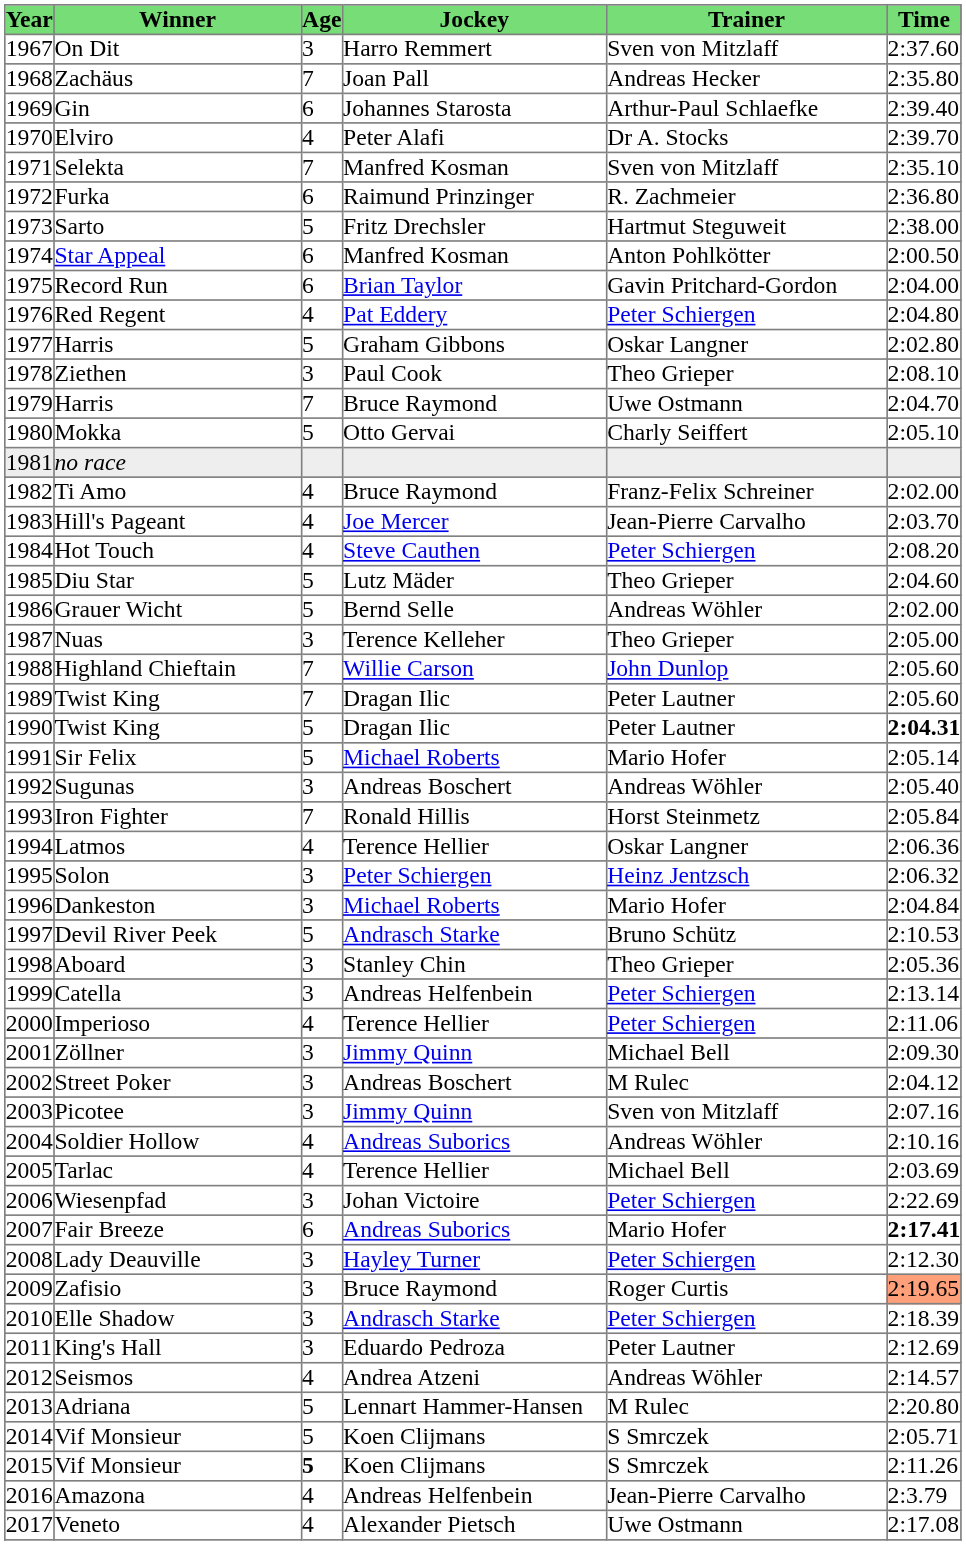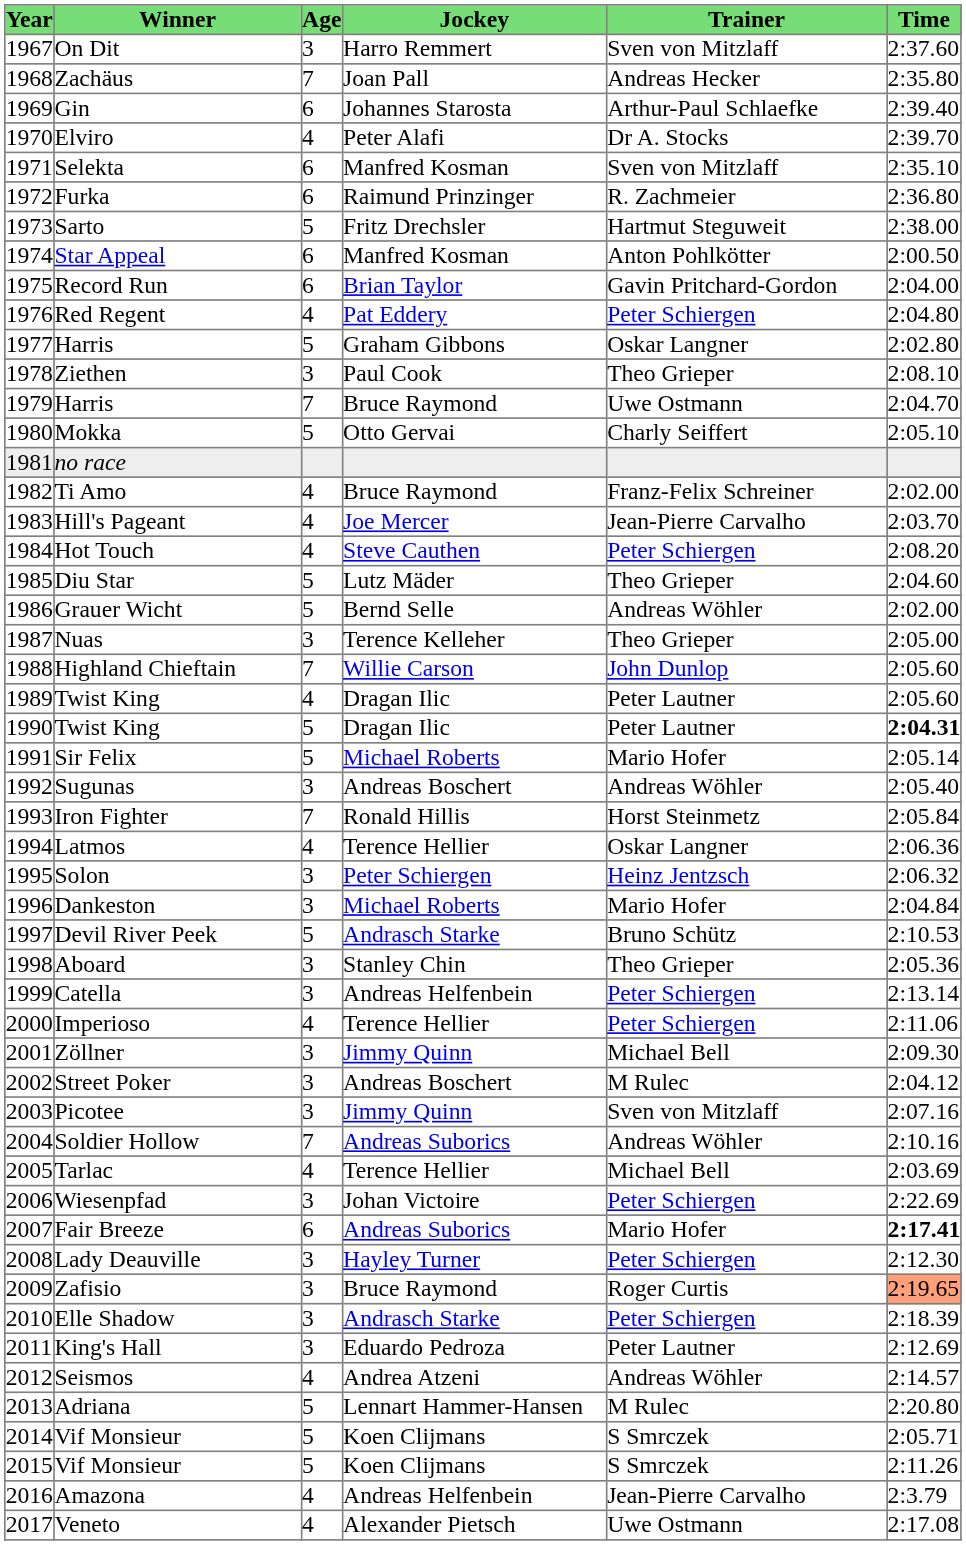(308, 166) 7 -> (308, 166) 6
(308, 698) 7 -> (308, 698) 4
(308, 1141) 4 -> (308, 1141) 7
(308, 1465) bold -> (308, 1465) normal
